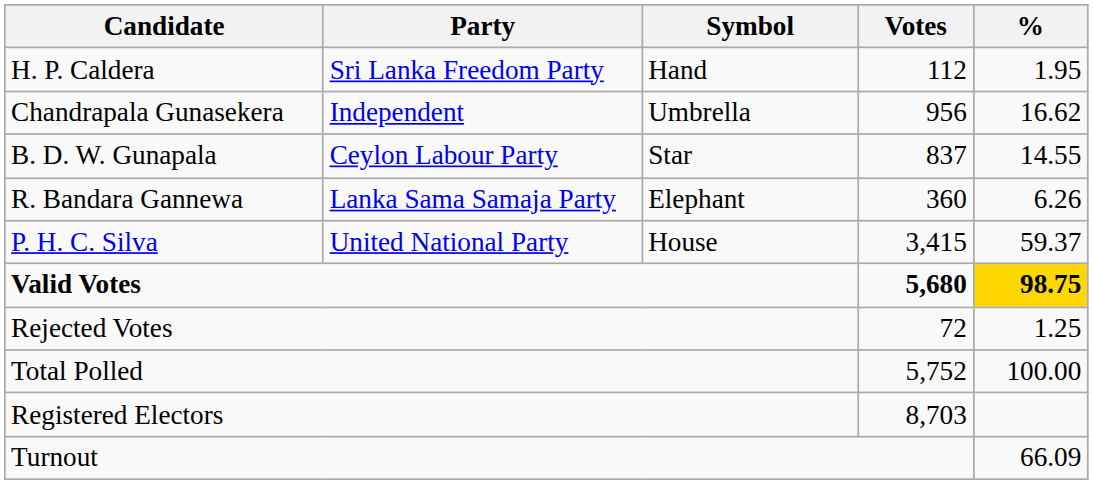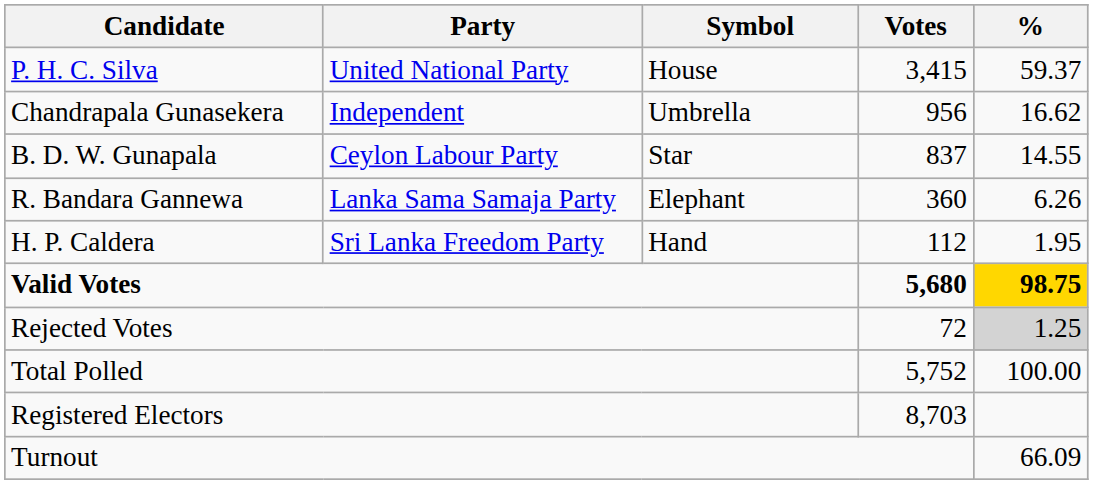rows swapped: (84, 241) <-> (83, 69)
(1057, 328) no background -> (1057, 328) lightgrey background
